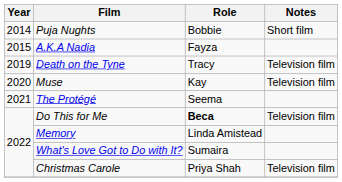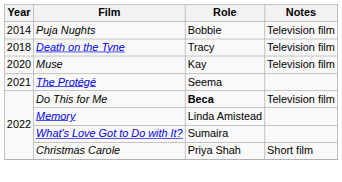(290, 30) Short film -> (301, 30) Television film
- row: (65, 47)
(19, 64) 2019 -> (19, 47) 2018
(301, 168) Television film -> (290, 151) Short film
